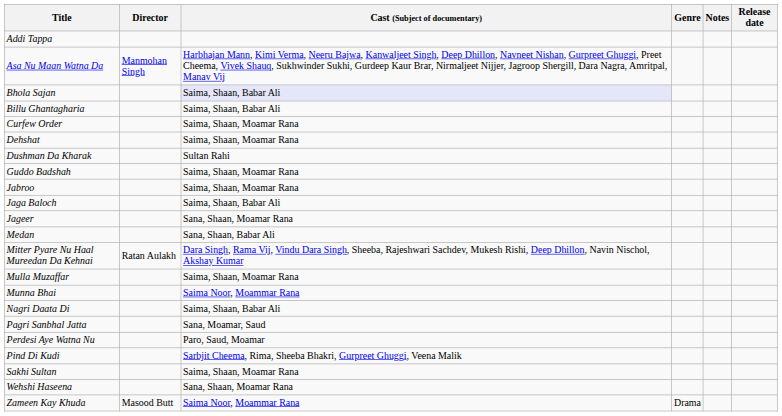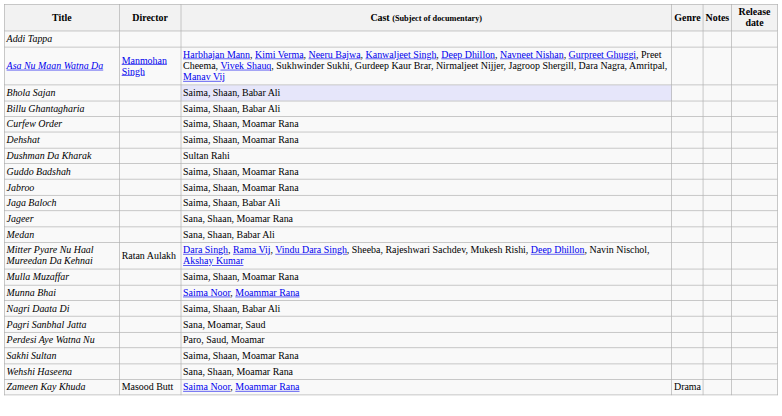- row: (33, 355)
